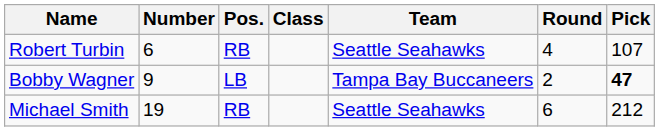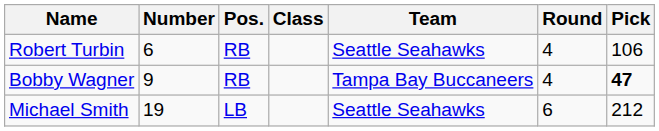(627, 49) 107 -> (627, 49) 106
(235, 79) LB -> (237, 79) RB
(547, 79) 2 -> (547, 79) 4
(237, 110) RB -> (235, 110) LB
